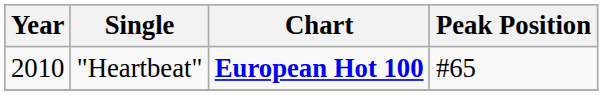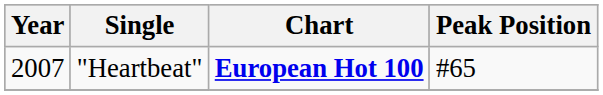(38, 68) 2010 -> (38, 68) 2007
